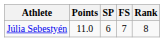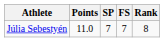(108, 29) 6 -> (108, 29) 7
